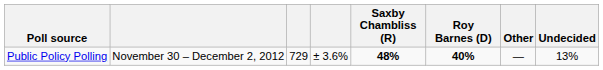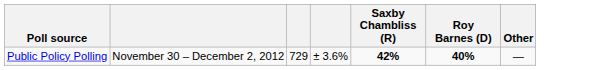- column: (567, 38)
(388, 56) 48% -> (388, 56) 42%
